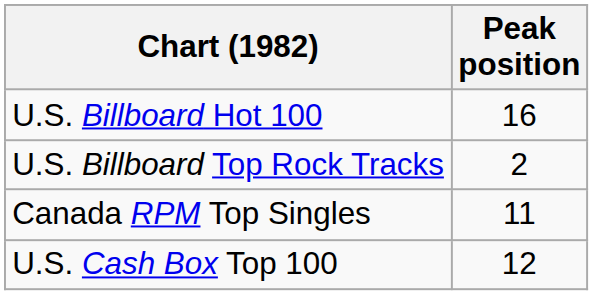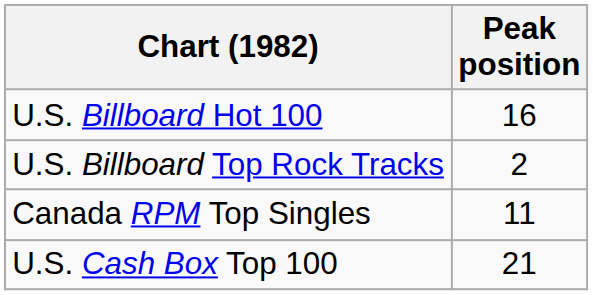(519, 263) 12 -> (519, 263) 21
